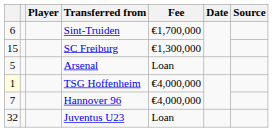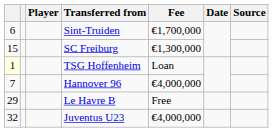- row: (81, 65)
(176, 83) €4,000,000 -> (163, 65) Loan
+ row: (90, 100)
(163, 118) Loan -> (176, 118) €4,000,000
